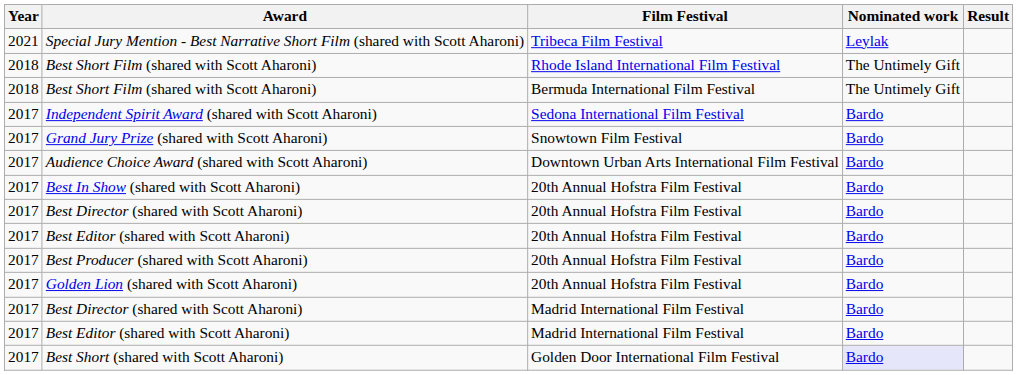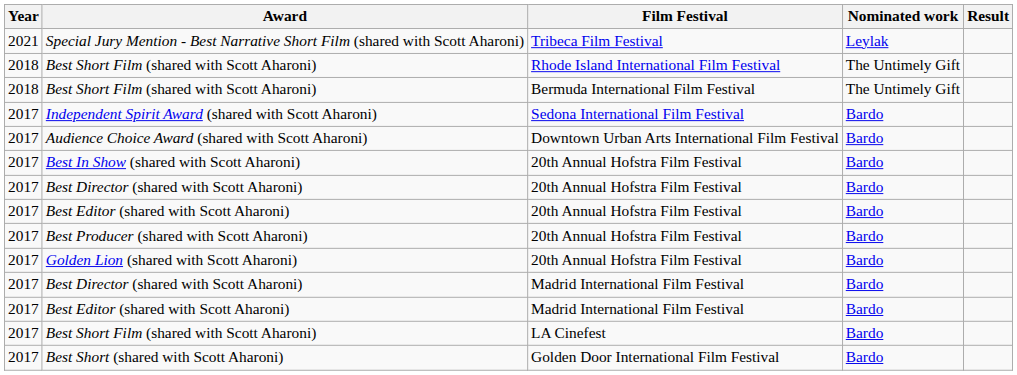- row: (187, 138)
+ row: (181, 333)
(865, 357) lavender background -> (865, 357) no background
